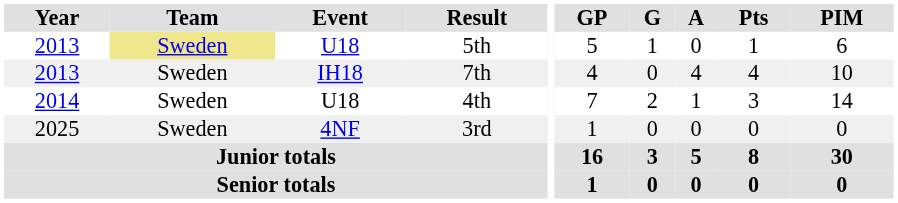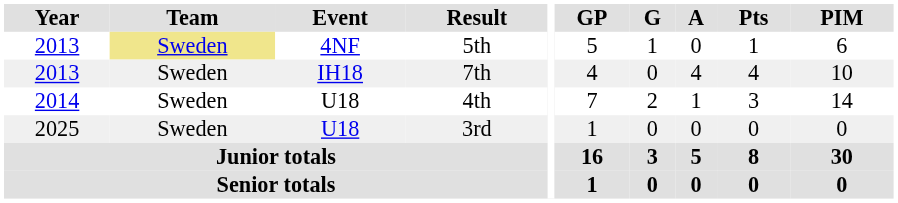(340, 45) U18 -> (340, 45) 4NF
(340, 128) 4NF -> (340, 128) U18
